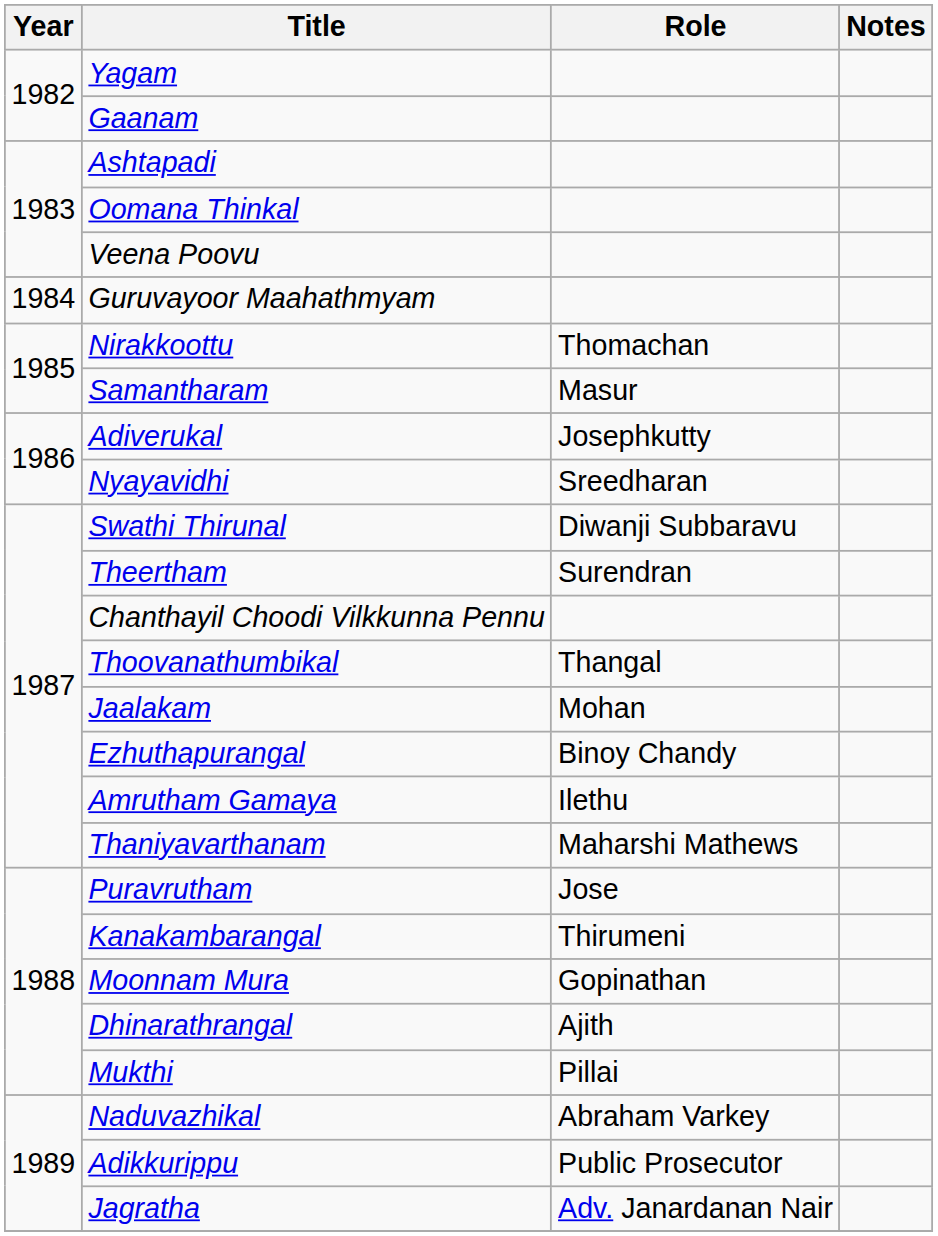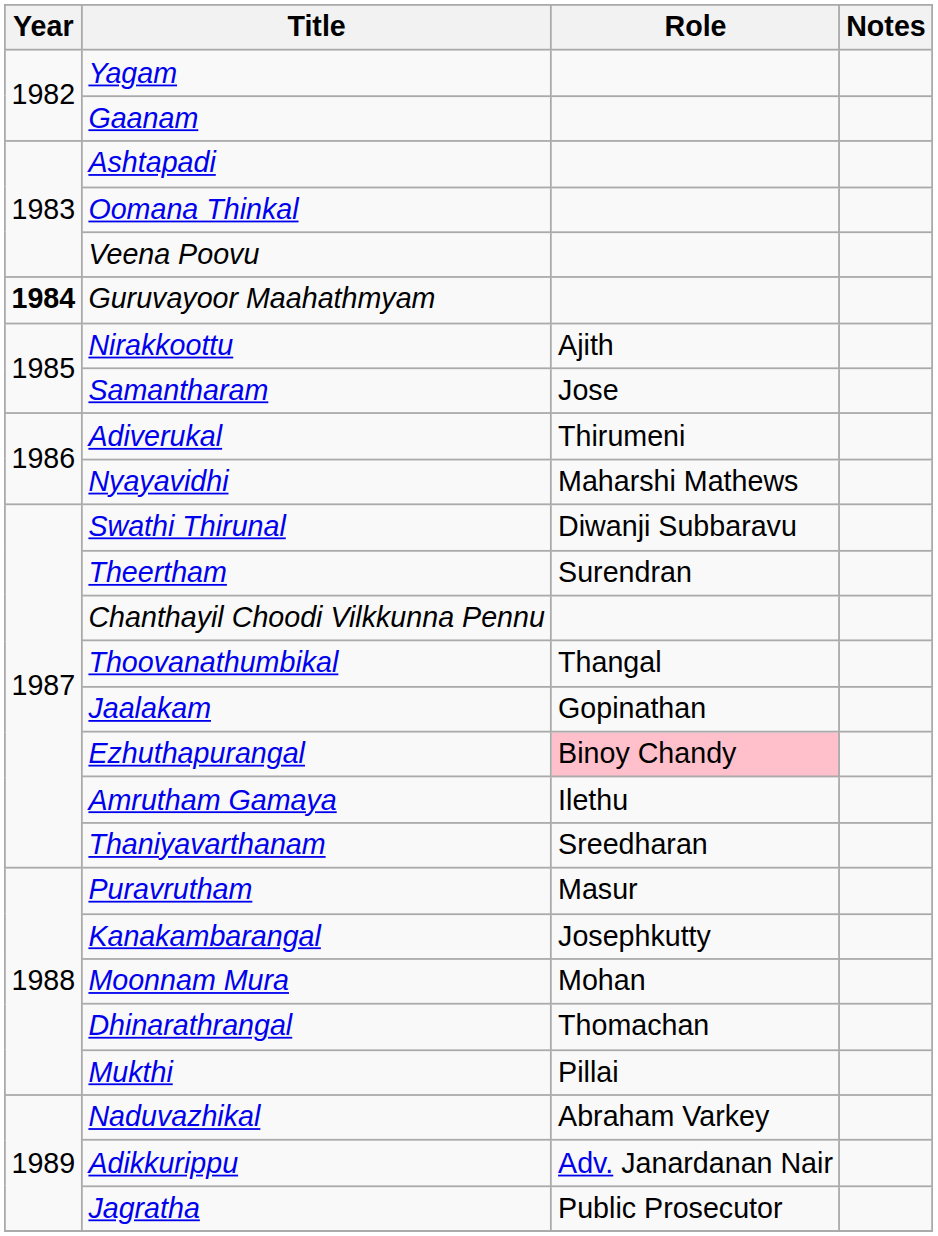(43, 299) normal -> (43, 299) bold
(634, 345) Thomachan -> (586, 345) Ajith
(598, 390) Masur -> (588, 390) Jose
(634, 436) Josephkutty -> (622, 436) Thirumeni
(633, 481) Sreedharan -> (678, 481) Maharshi Mathews
(602, 708) Mohan -> (632, 708) Gopinathan
(647, 753) no background -> (647, 753) pink background
(678, 844) Maharshi Mathews -> (633, 844) Sreedharan
(588, 890) Jose -> (598, 890) Masur
(622, 935) Thirumeni -> (634, 935) Josephkutty
(632, 981) Gopinathan -> (602, 981) Mohan
(586, 1026) Ajith -> (634, 1026) Thomachan
(670, 1162) Public Prosecutor -> (696, 1162) Adv. Janardanan Nair
(696, 1208) Adv. Janardanan Nair -> (670, 1208) Public Prosecutor
